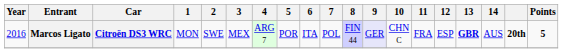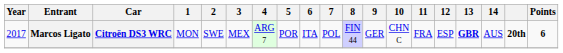(16, 34) 2016 -> (16, 34) 2017
(375, 34) lavender background -> (375, 34) no background
(543, 34) 5 -> (543, 34) 6
